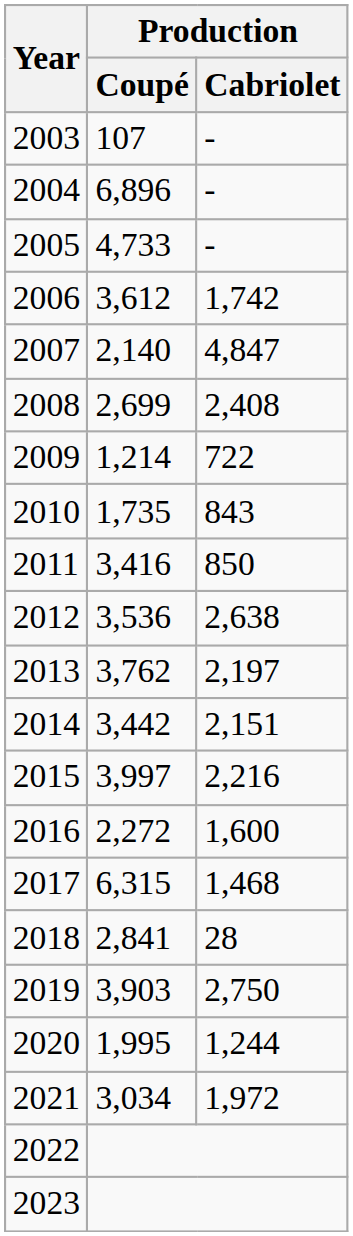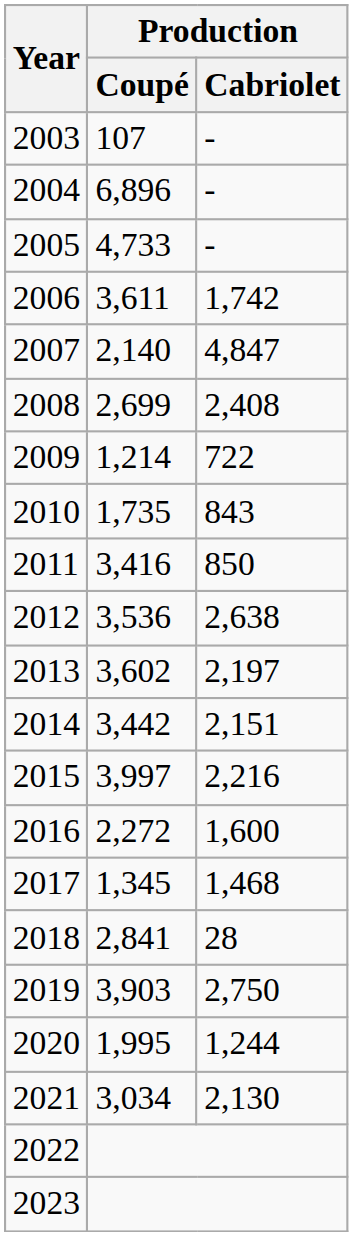(133, 297) 3,612 -> (133, 297) 3,611
(133, 670) 3,762 -> (133, 670) 3,602
(133, 883) 6,315 -> (133, 883) 1,345
(242, 1096) 1,972 -> (242, 1096) 2,130
